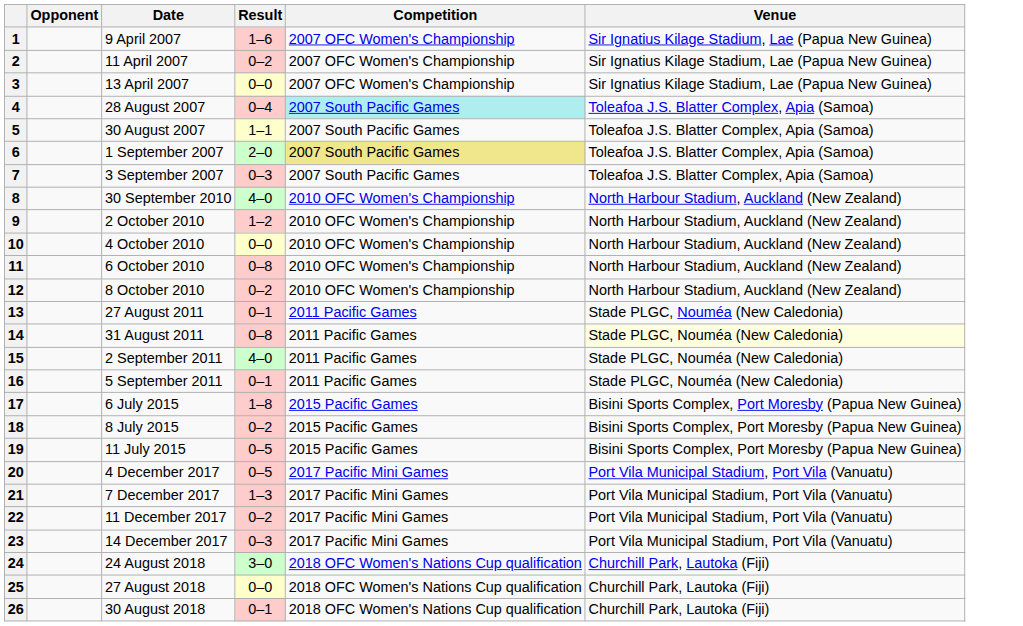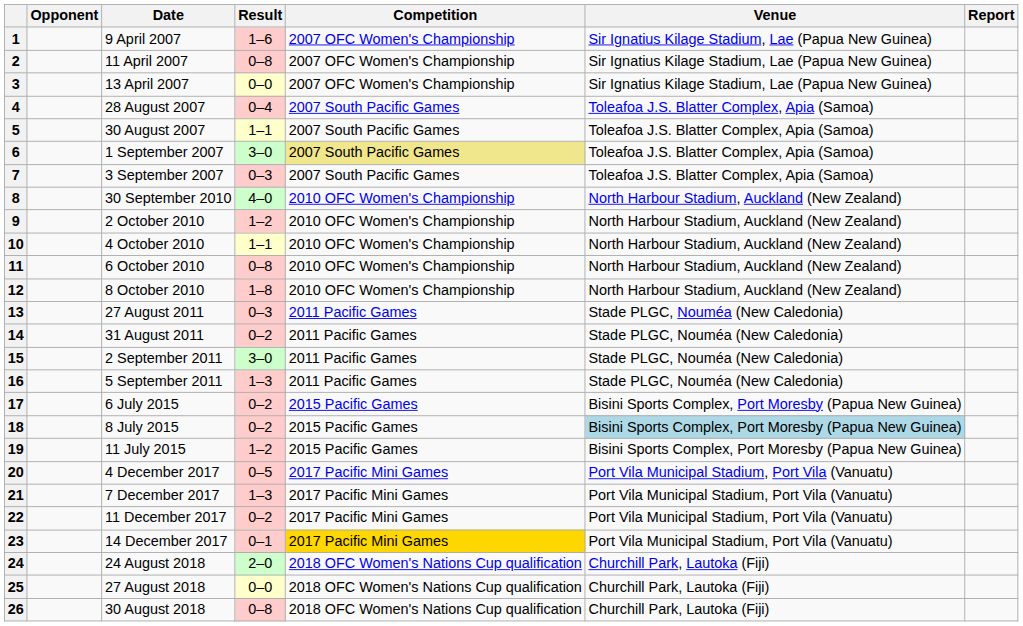+ column: (991, 15)
(260, 61) 0–2 -> (260, 61) 0–8
(374, 107) paleturquoise background -> (374, 107) no background
(260, 152) 2–0 -> (260, 152) 3–0
(260, 244) 0–0 -> (260, 244) 1–1
(260, 289) 0–2 -> (260, 289) 1–8
(260, 312) 0–1 -> (260, 312) 0–3
(260, 335) 0–8 -> (260, 335) 0–2
(716, 335) lightyellow background -> (716, 335) no background
(260, 358) 4–0 -> (260, 358) 3–0
(260, 381) 0–1 -> (260, 381) 1–3
(260, 404) 1–8 -> (260, 404) 0–2
(775, 426) no background -> (775, 426) lightblue background
(260, 449) 0–5 -> (260, 449) 1–2
(260, 541) 0–3 -> (260, 541) 0–1
(368, 541) no background -> (368, 541) gold background
(260, 564) 3–0 -> (260, 564) 2–0
(260, 609) 0–1 -> (260, 609) 0–8
